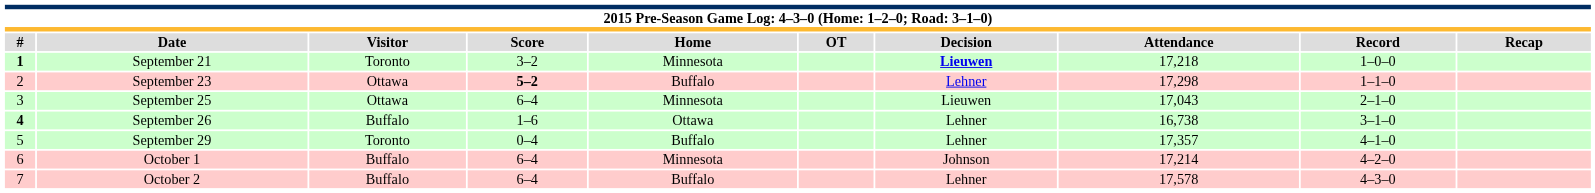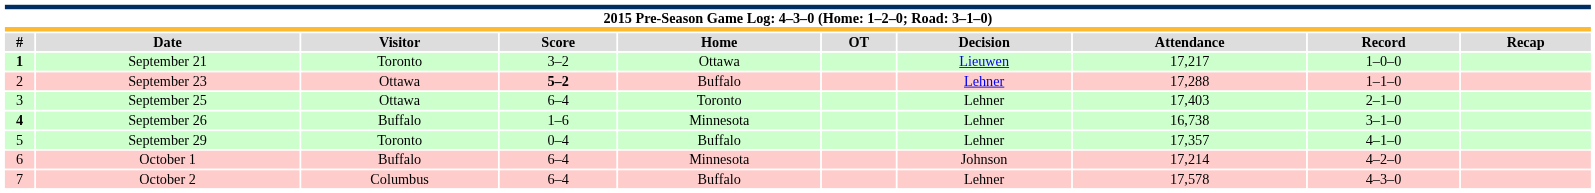(693, 61) Minnesota -> (719, 61) Ottawa
(966, 61) bold -> (984, 61) normal
(1179, 61) 17,218 -> (1190, 61) 17,217
(1179, 81) 17,298 -> (1190, 81) 17,288
(693, 100) Minnesota -> (719, 100) Toronto
(966, 100) Lieuwen -> (984, 100) Lehner
(1179, 100) 17,043 -> (1190, 100) 17,403
(693, 120) Ottawa -> (719, 120) Minnesota
(387, 179) Buffalo -> (400, 179) Columbus
